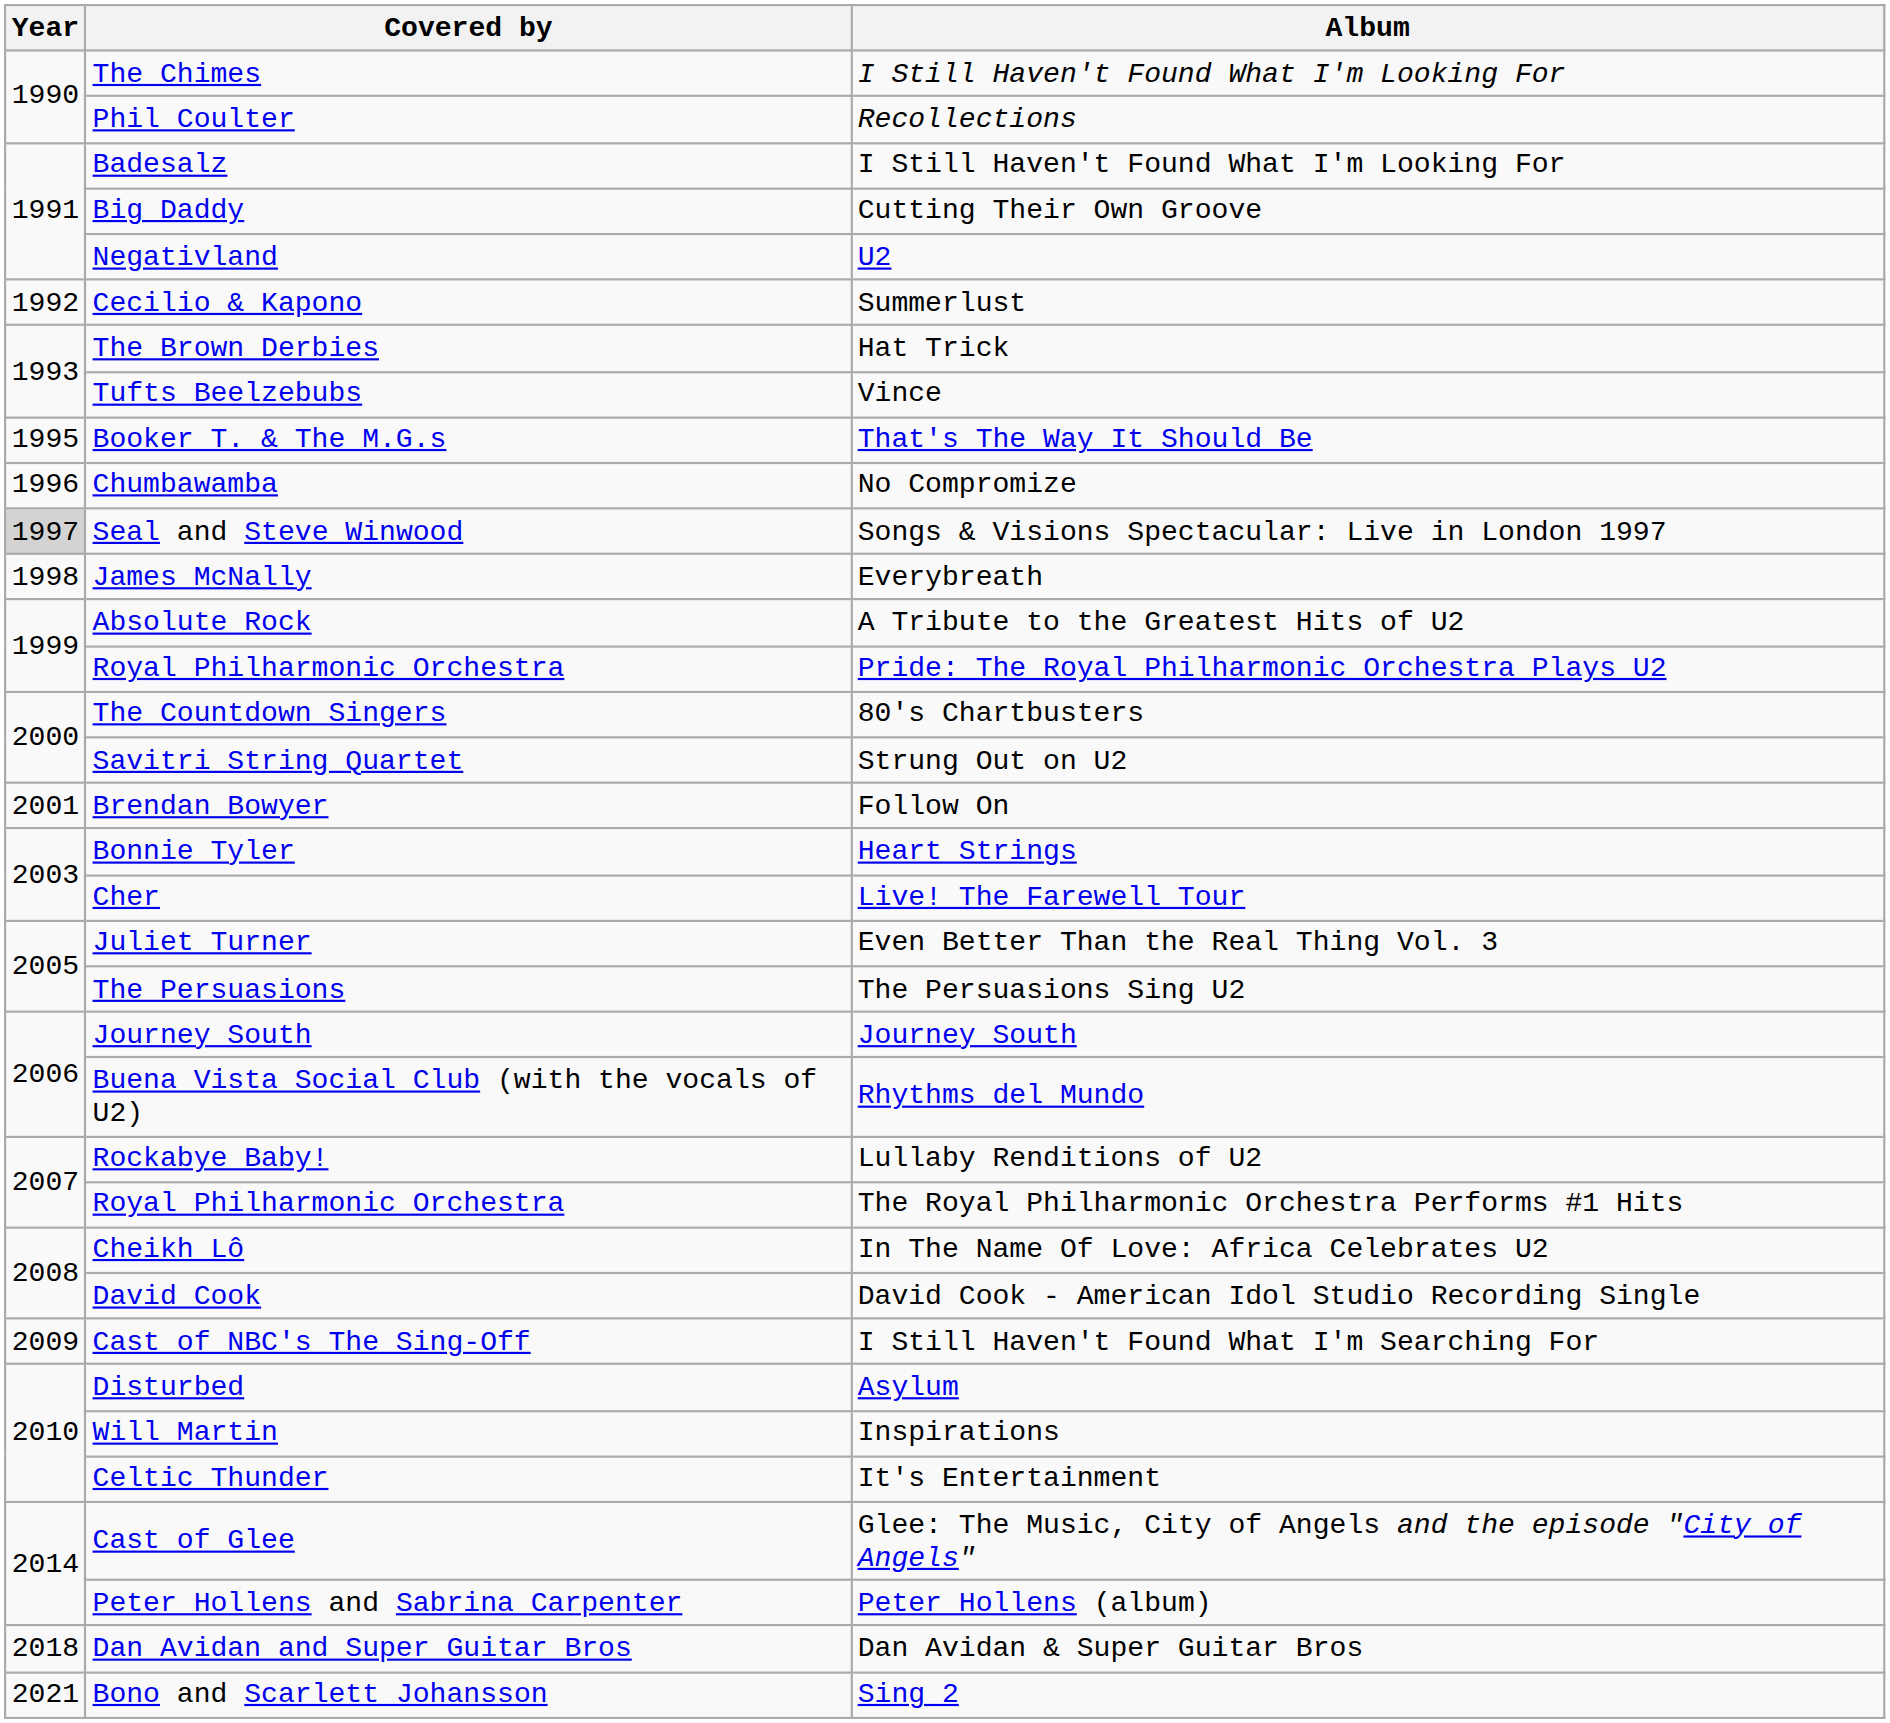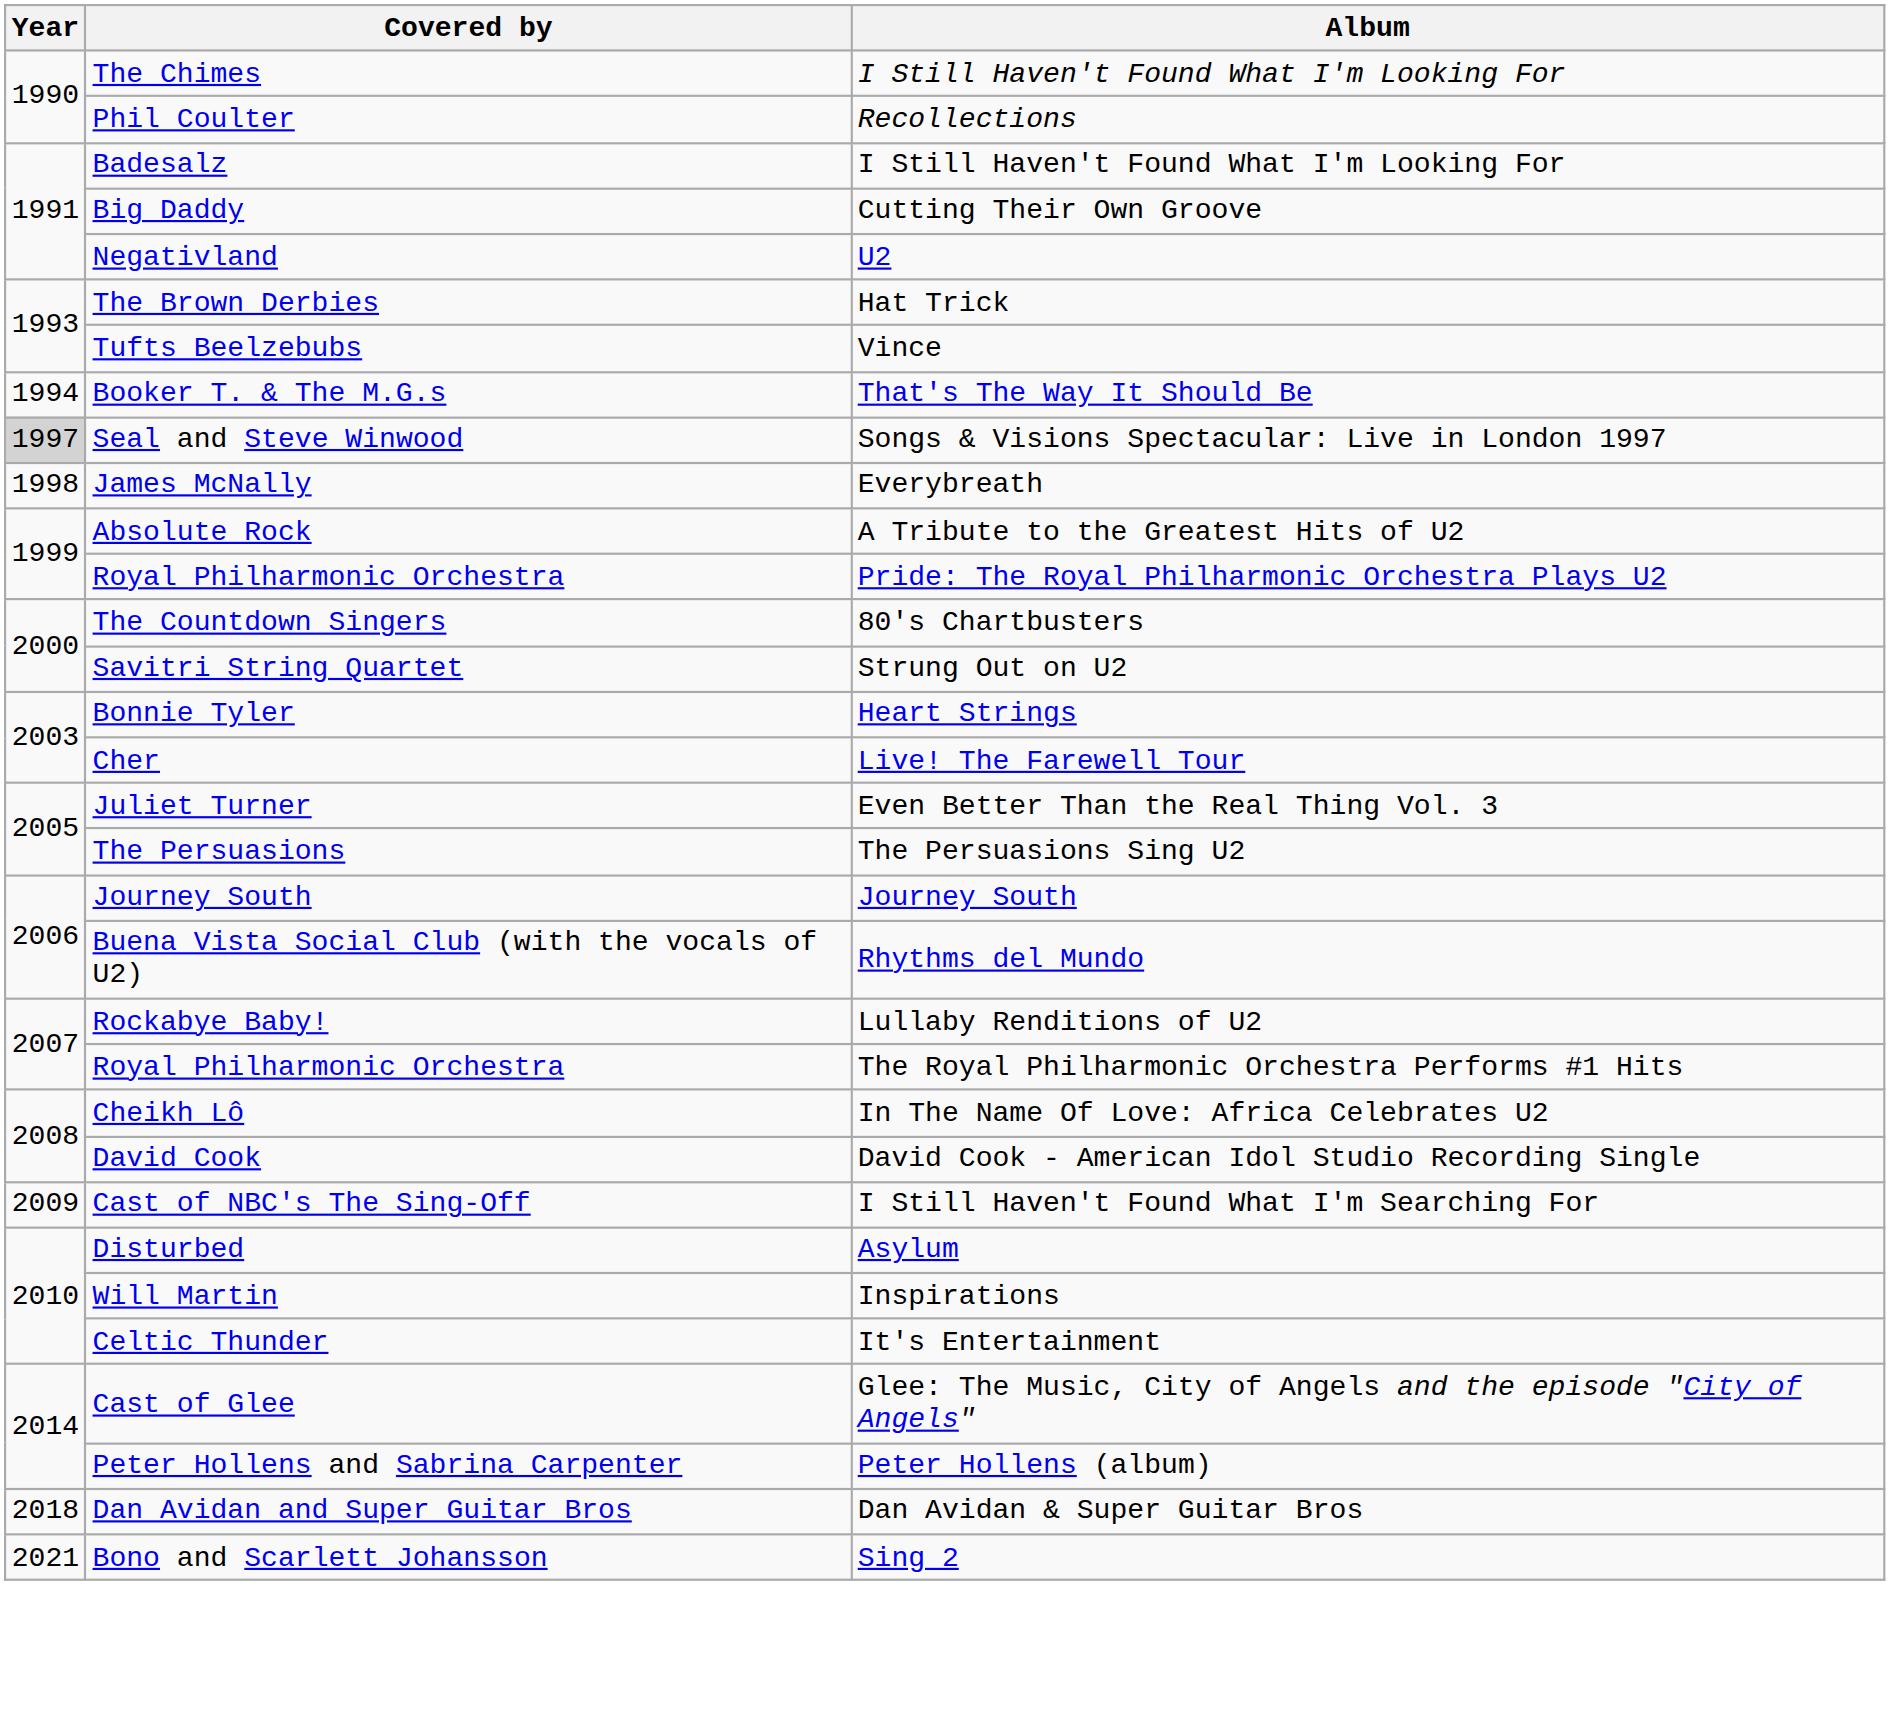- row: (227, 303)
(45, 440) 1995 -> (45, 394) 1994
- row: (185, 486)
- row: (211, 806)
